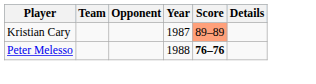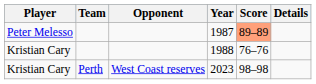(39, 32) Kristian Cary -> (40, 32) Peter Melesso
(40, 50) Peter Melesso -> (39, 50) Kristian Cary
(210, 50) bold -> (254, 50) normal
+ row: (222, 69)
